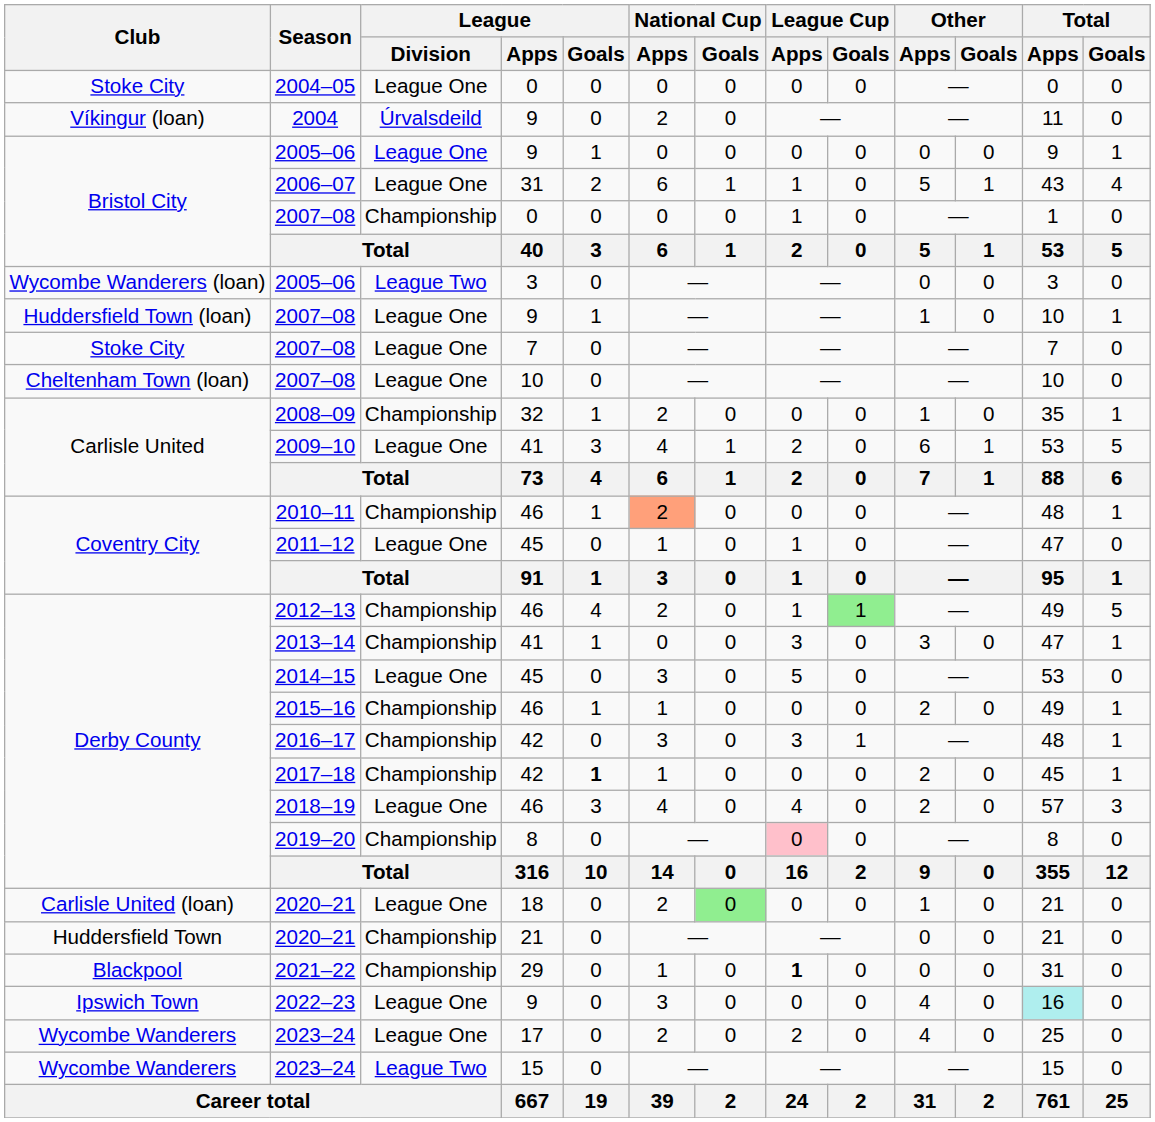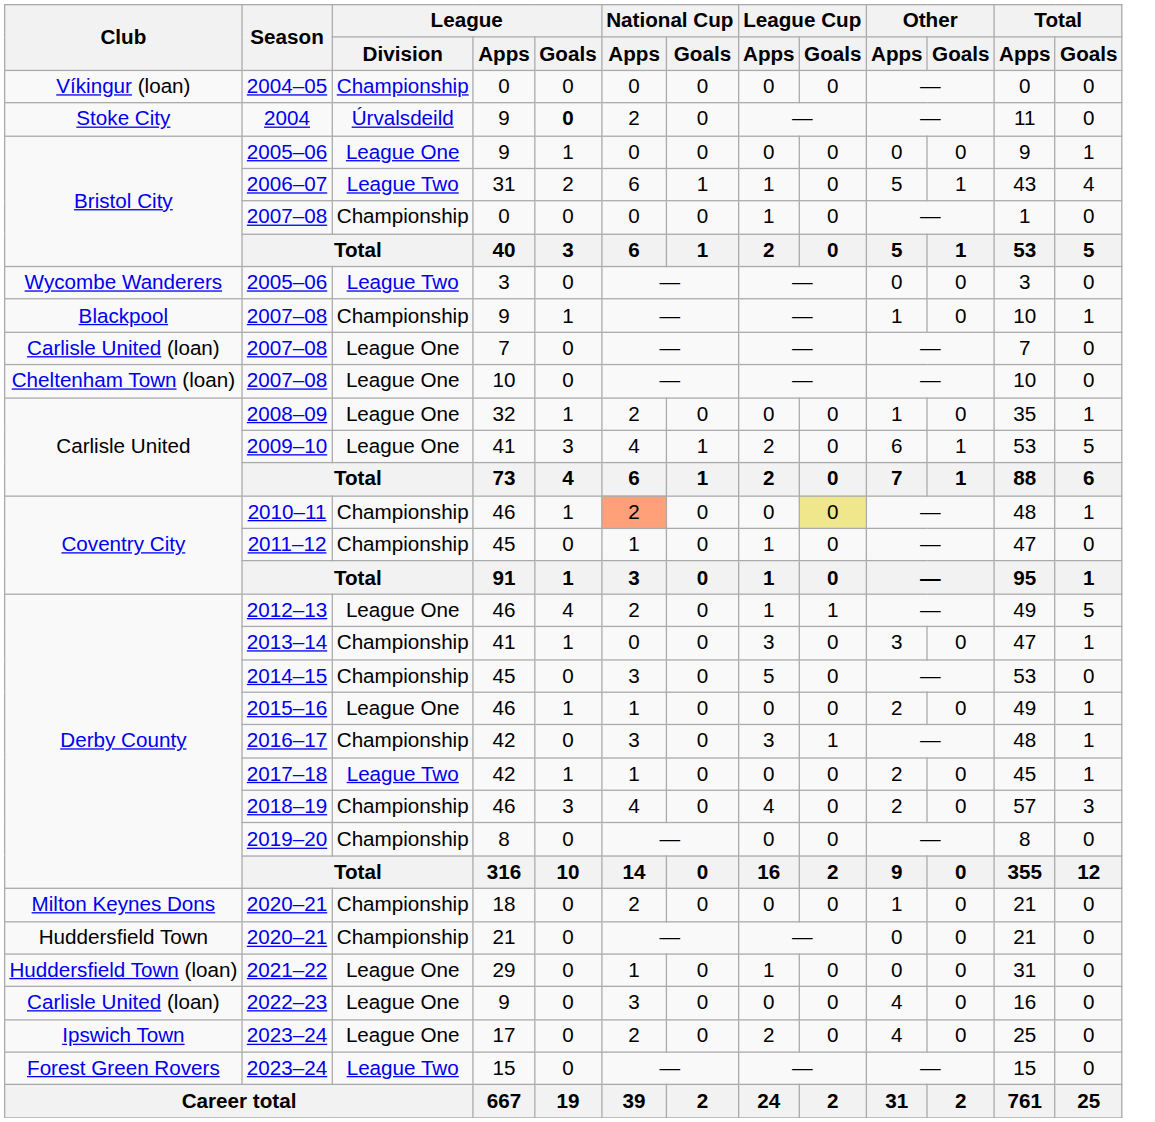(137, 86) Stoke City -> (123, 86) Víkingur (loan)
(431, 86) League One -> (403, 86) Championship
(137, 119) Víkingur (loan) -> (123, 119) Stoke City
(596, 119) normal -> (568, 119) bold
(431, 184) League One -> (403, 184) League Two
(137, 282) Wycombe Wanderers (loan) -> (123, 282) Wycombe Wanderers
(137, 315) Huddersfield Town (loan) -> (123, 315) Blackpool
(431, 315) League One -> (403, 315) Championship
(137, 348) Stoke City -> (123, 348) Carlisle United (loan)
(431, 413) Championship -> (403, 413) League One
(861, 511) no background -> (833, 511) khaki background
(431, 544) League One -> (403, 544) Championship
(431, 610) Championship -> (403, 610) League One
(861, 610) lightgreen background -> (833, 610) no background
(431, 675) League One -> (403, 675) Championship
(431, 708) Championship -> (403, 708) League One
(431, 773) Championship -> (403, 773) League Two
(596, 773) bold -> (568, 773) normal
(431, 806) League One -> (403, 806) Championship
(797, 839) pink background -> (769, 839) no background
(137, 904) Carlisle United (loan) -> (123, 904) Milton Keynes Dons
(431, 904) League One -> (403, 904) Championship
(731, 904) lightgreen background -> (702, 904) no background
(137, 970) Blackpool -> (123, 970) Huddersfield Town (loan)
(431, 970) Championship -> (403, 970) League One
(797, 970) bold -> (769, 970) normal
(137, 1002) Ipswich Town -> (123, 1002) Carlisle United (loan)
(1053, 1002) paleturquoise background -> (1025, 1002) no background
(137, 1035) Wycombe Wanderers -> (123, 1035) Ipswich Town
(137, 1068) Wycombe Wanderers -> (123, 1068) Forest Green Rovers
